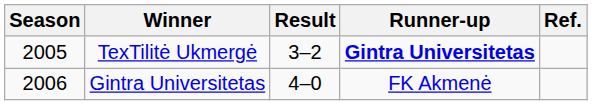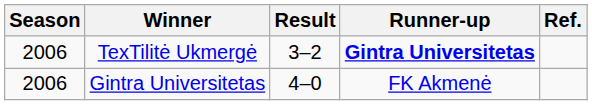(45, 52) 2005 -> (45, 52) 2006
